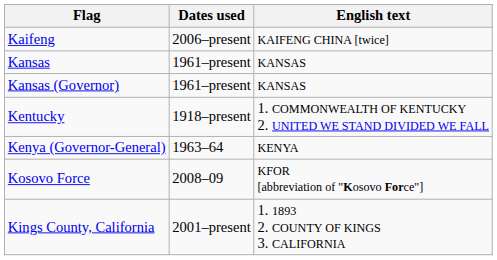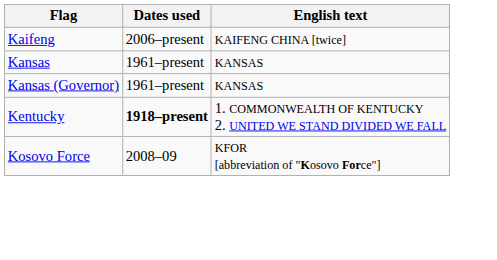(212, 116) normal -> (167, 116) bold
- row: (87, 147)
- row: (81, 226)
